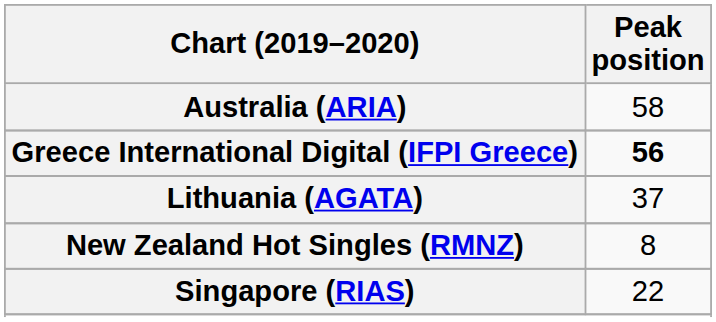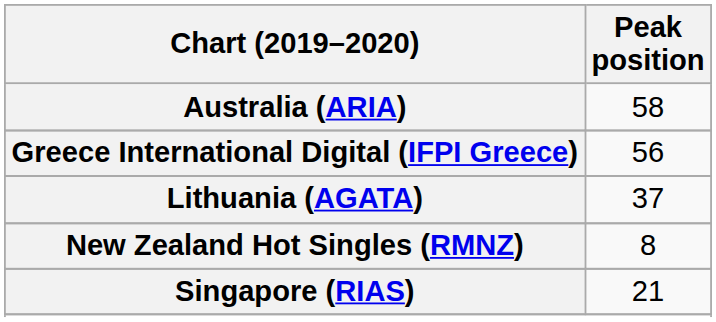(648, 152) bold -> (648, 152) normal
(648, 291) 22 -> (648, 291) 21
